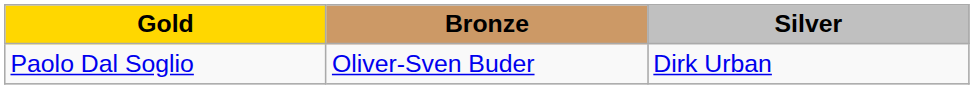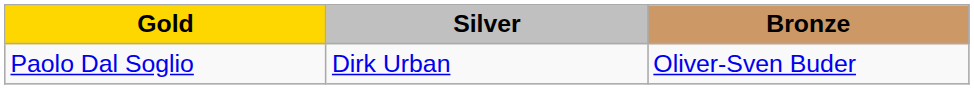columns swapped: (808, 24) <-> (487, 24)
